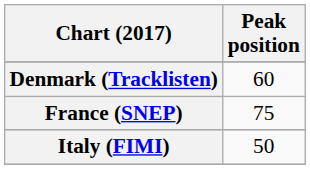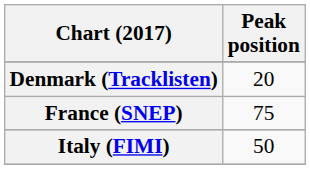(264, 79) 60 -> (264, 79) 20
